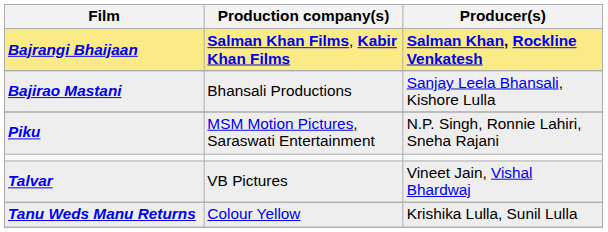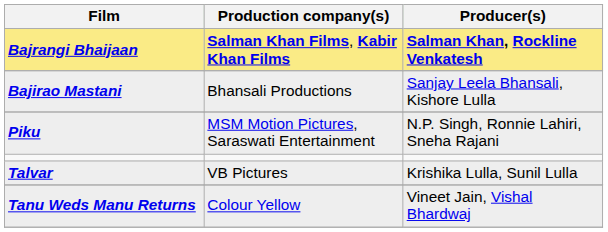(470, 181) Vineet Jain, Vishal Bhardwaj -> (492, 173) Krishika Lulla, Sunil Lulla
(492, 214) Krishika Lulla, Sunil Lulla -> (470, 206) Vineet Jain, Vishal Bhardwaj
